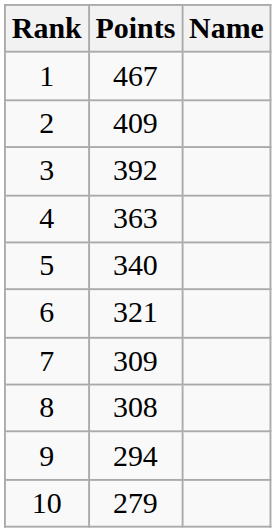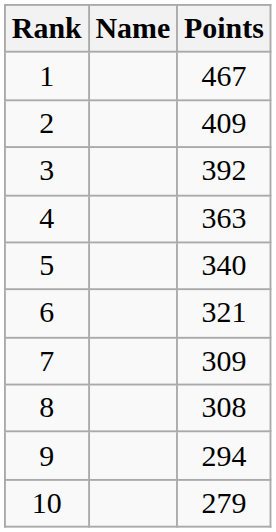columns swapped: (226, 28) <-> (135, 28)
